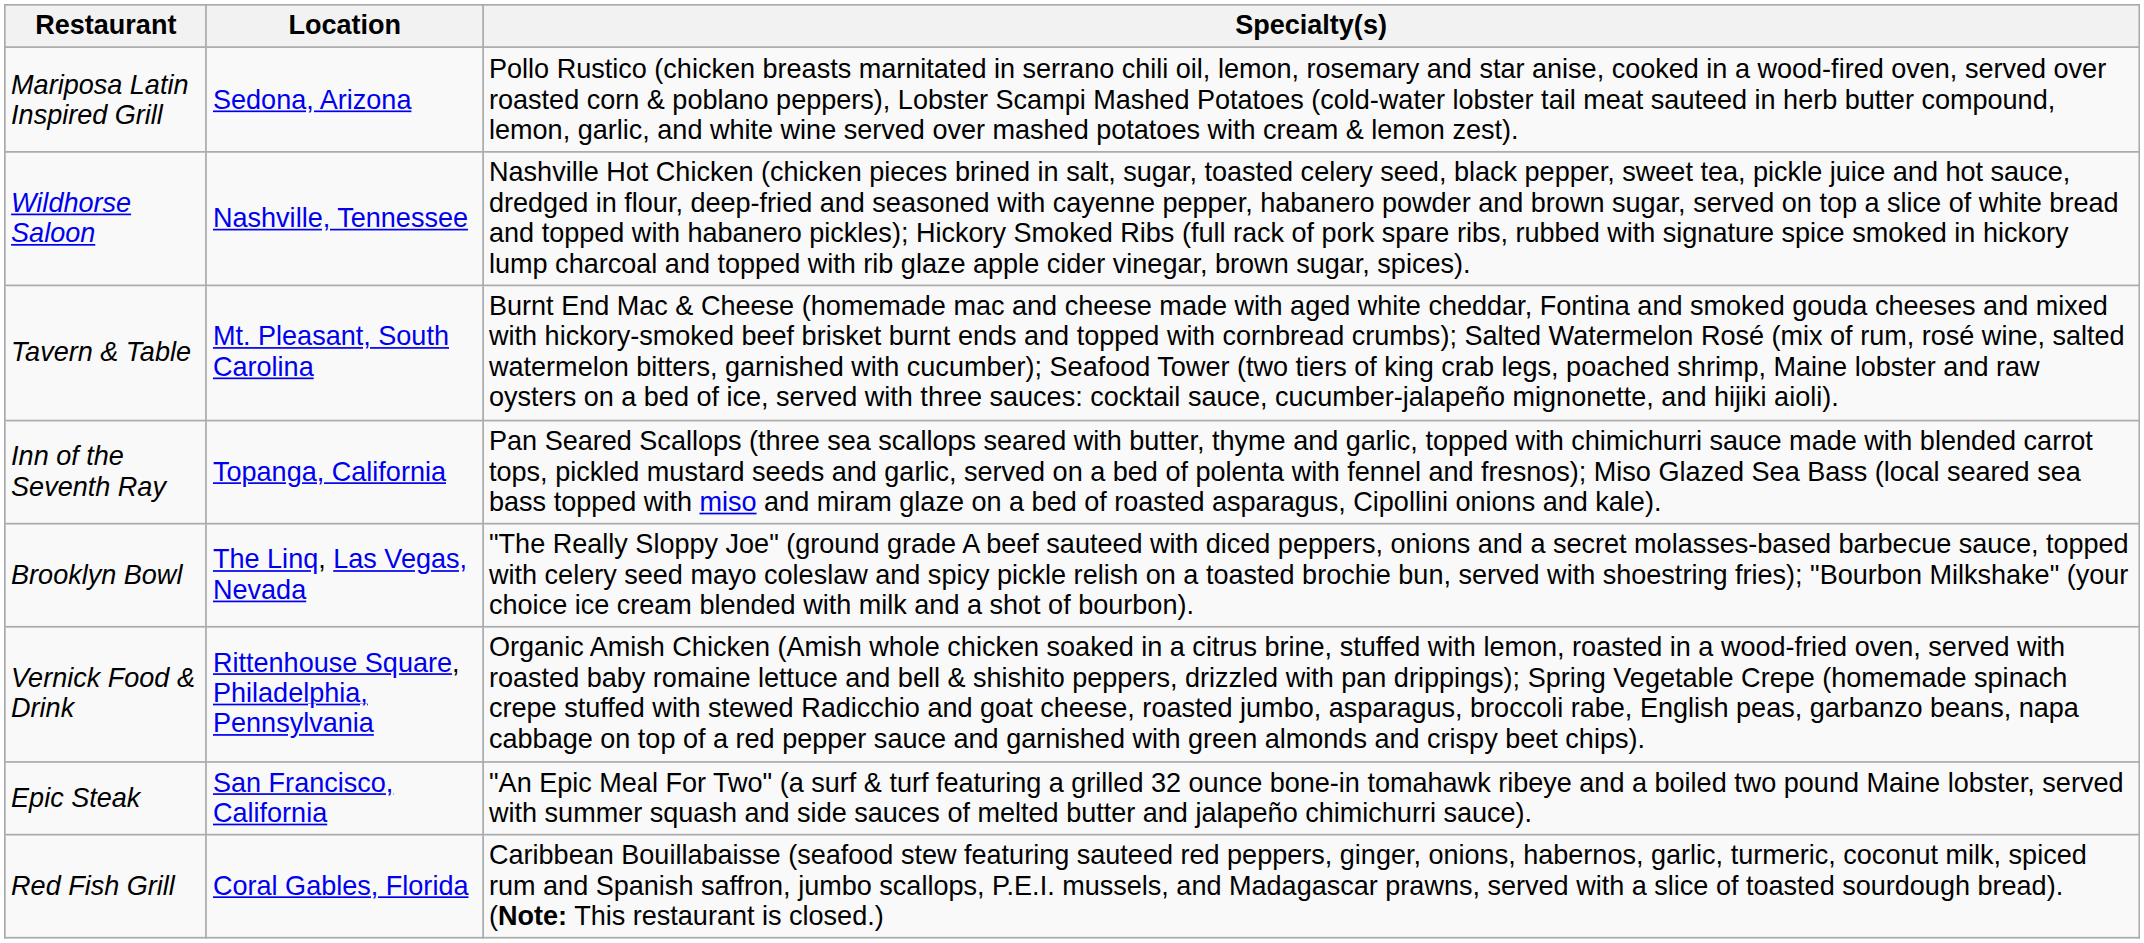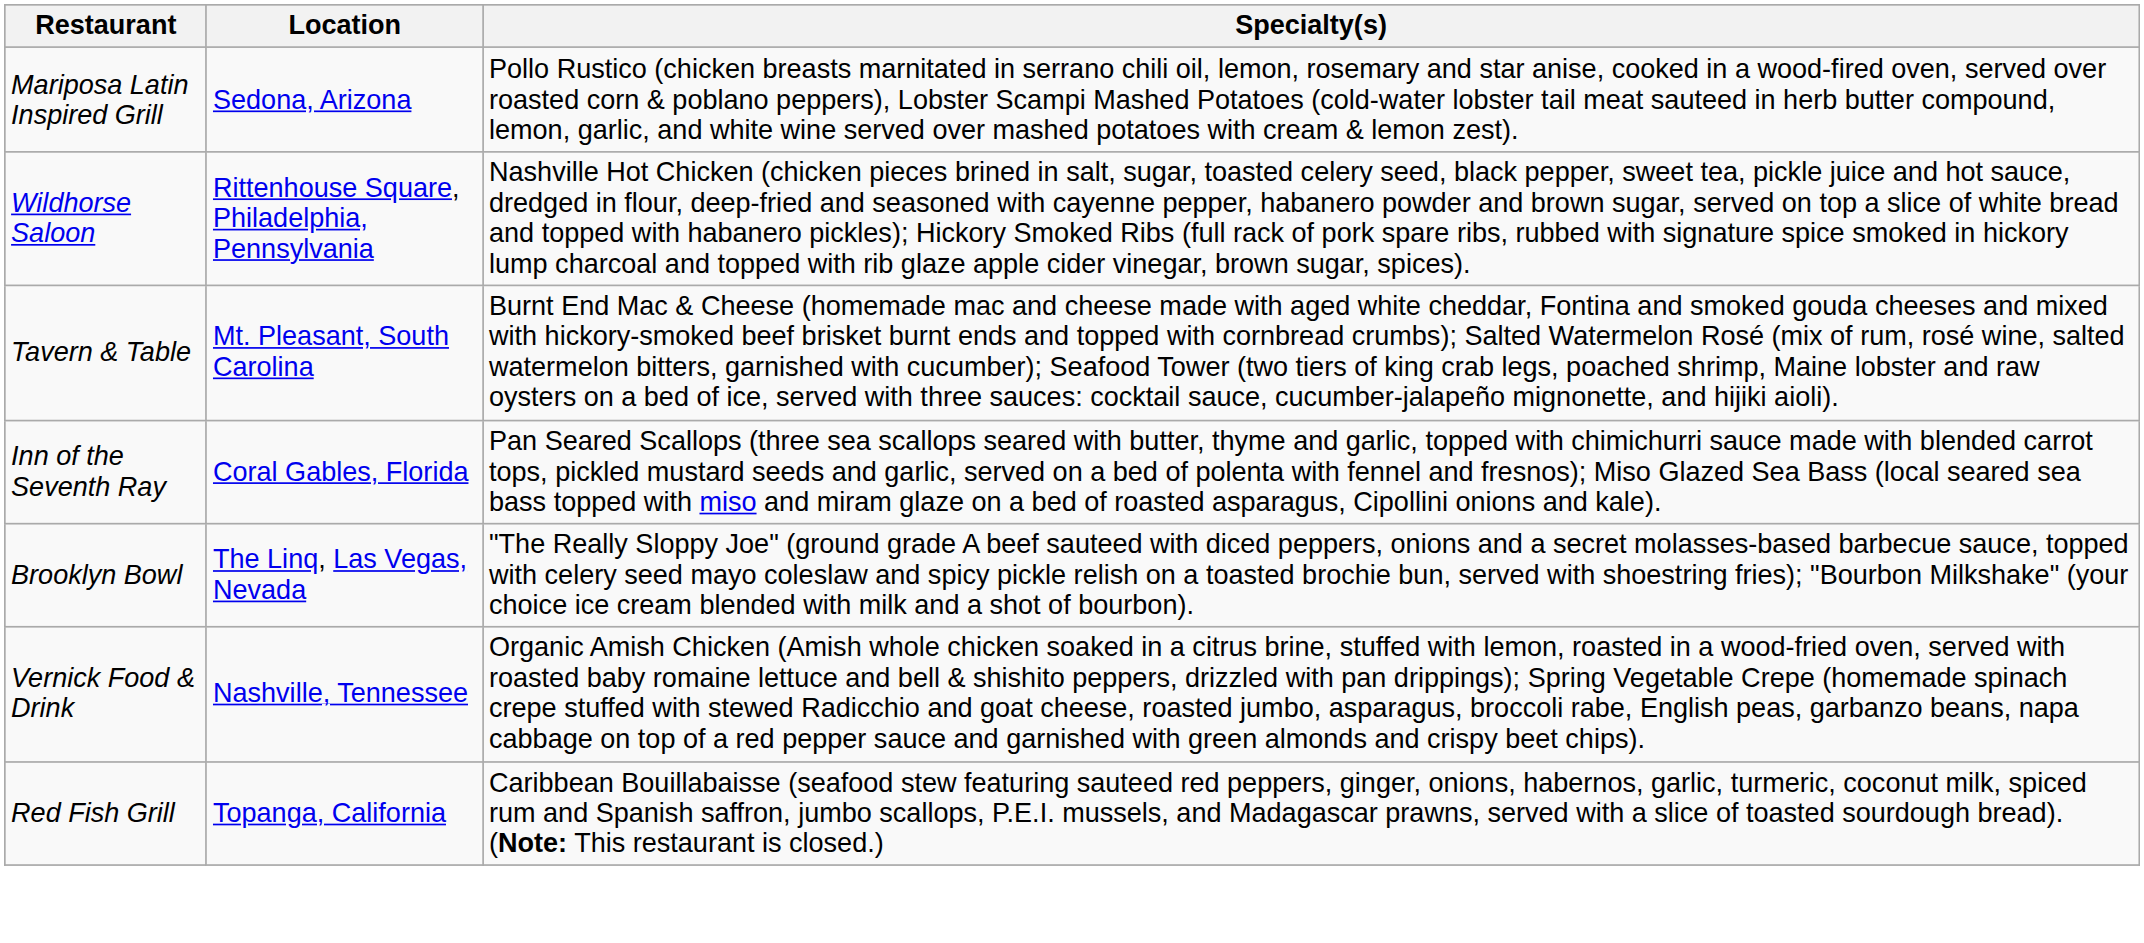(340, 218) Nashville, Tennessee -> (336, 218) Rittenhouse Square, Philadelphia, Pennsylvania
(329, 471) Topanga, California -> (341, 471) Coral Gables, Florida
(336, 693) Rittenhouse Square, Philadelphia, Pennsylvania -> (340, 693) Nashville, Tennessee
- row: (76, 797)
(341, 886) Coral Gables, Florida -> (329, 812) Topanga, California
